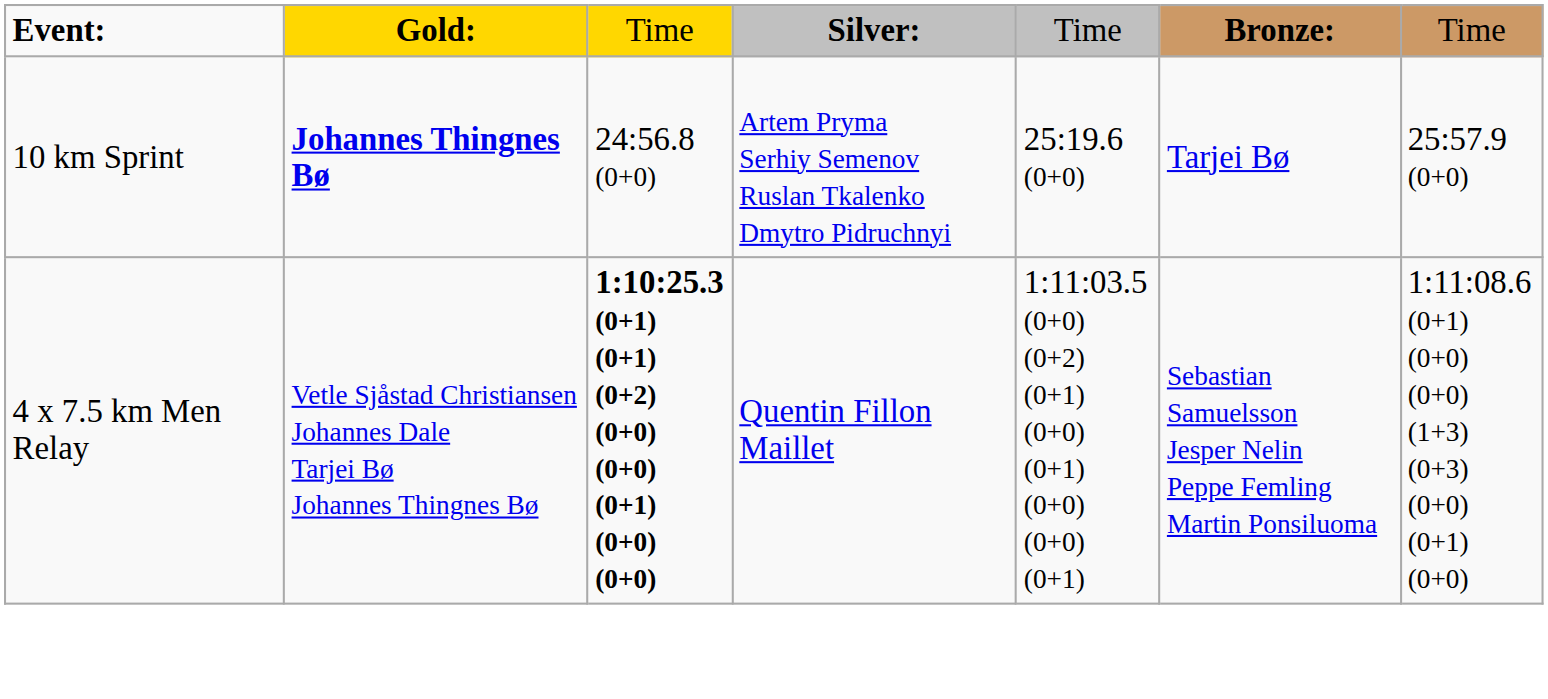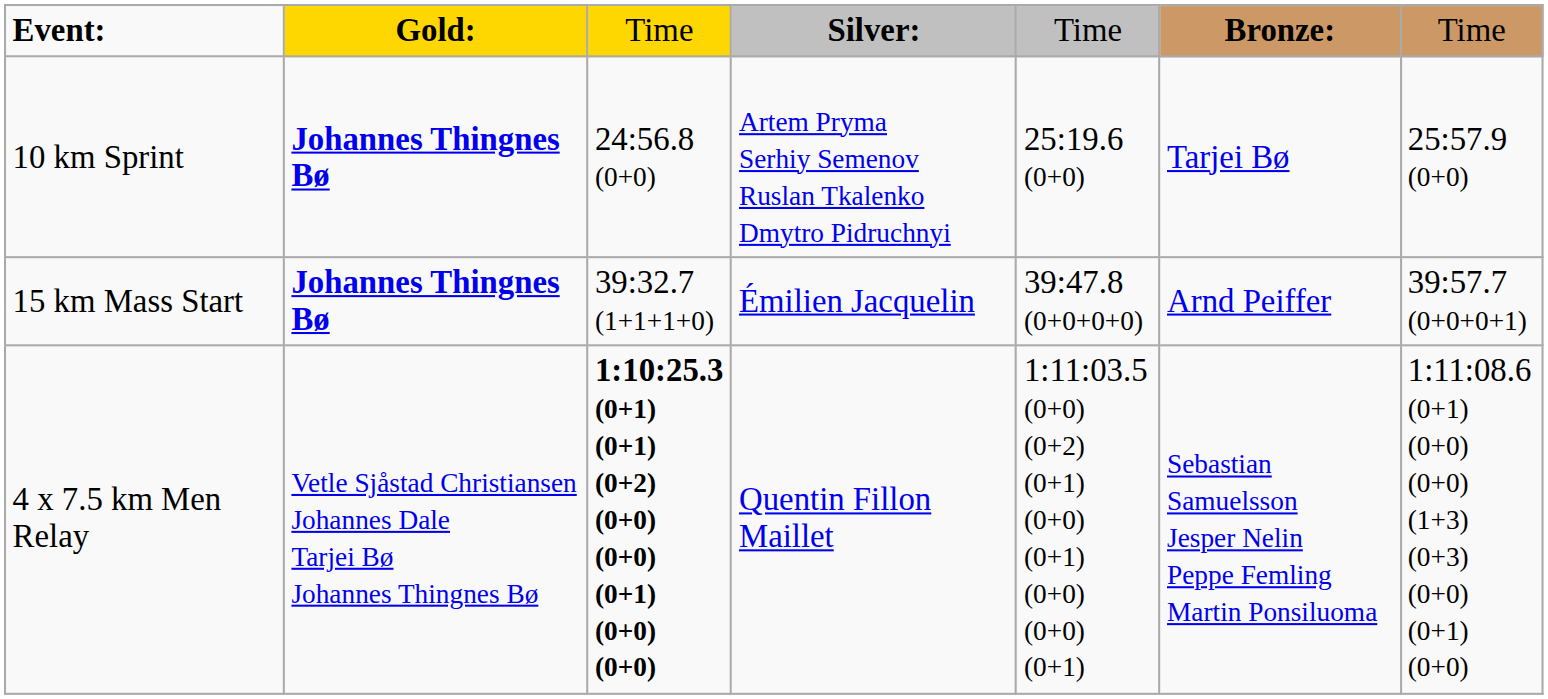+ row: (128, 300)
